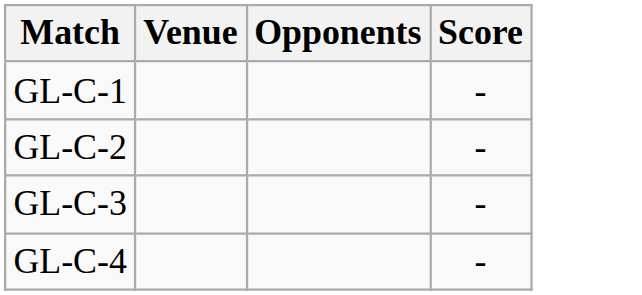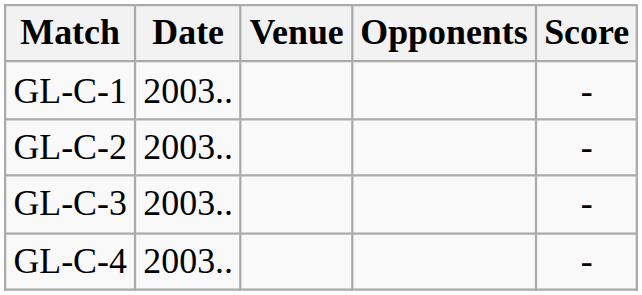+ column: (188, 32)
